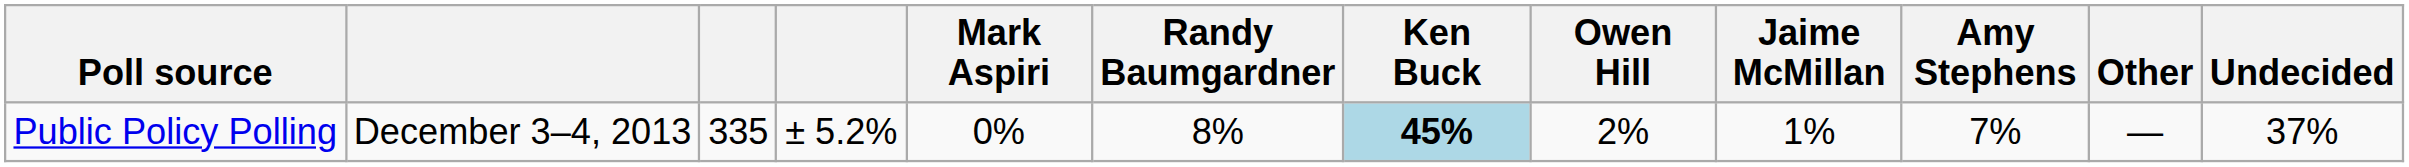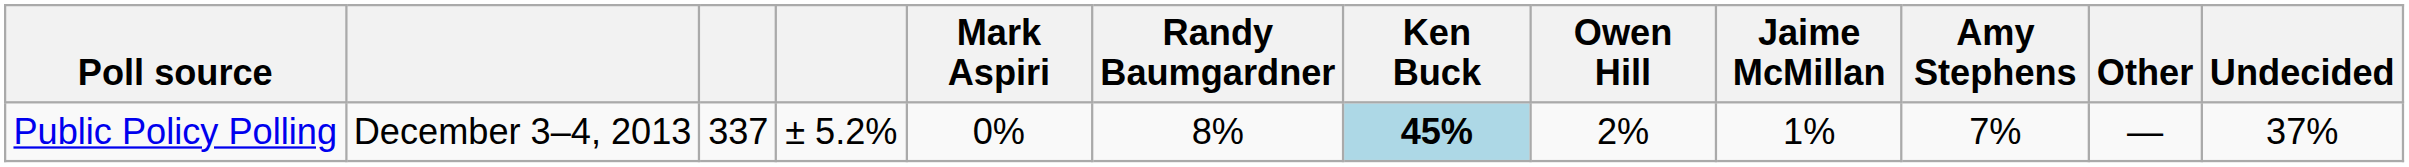(738, 131) 335 -> (738, 131) 337
